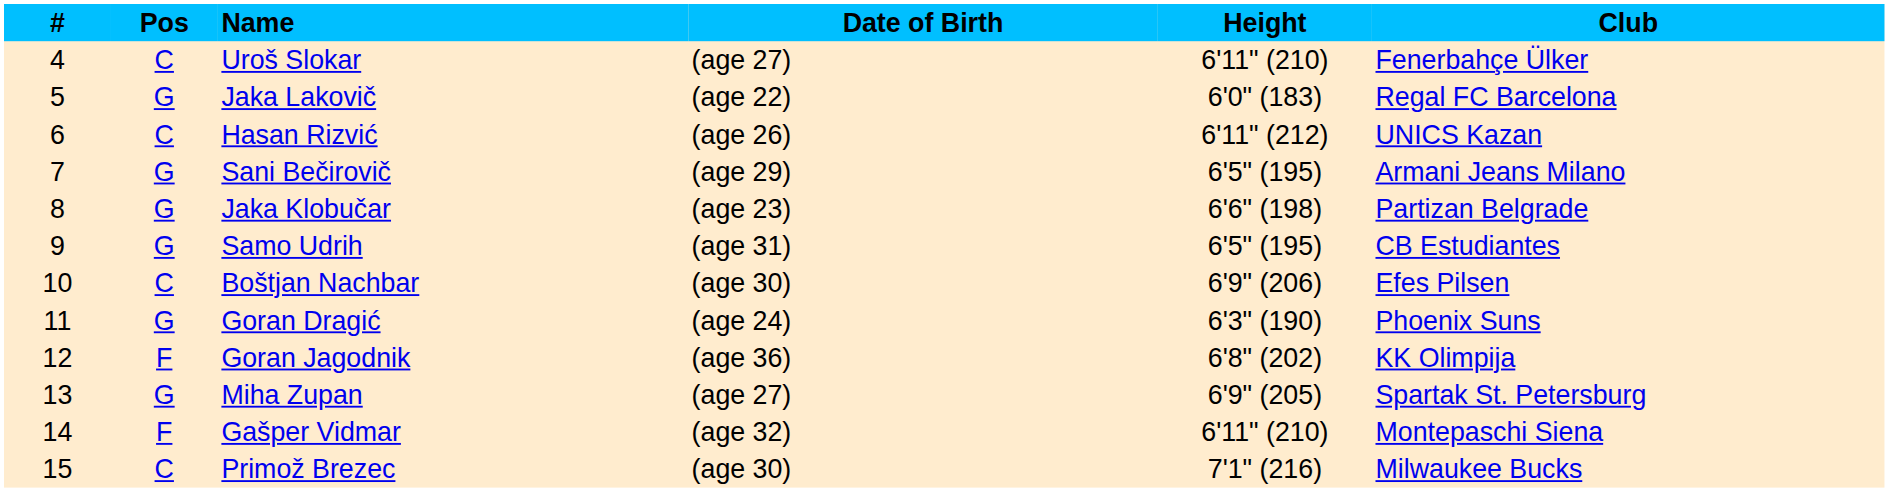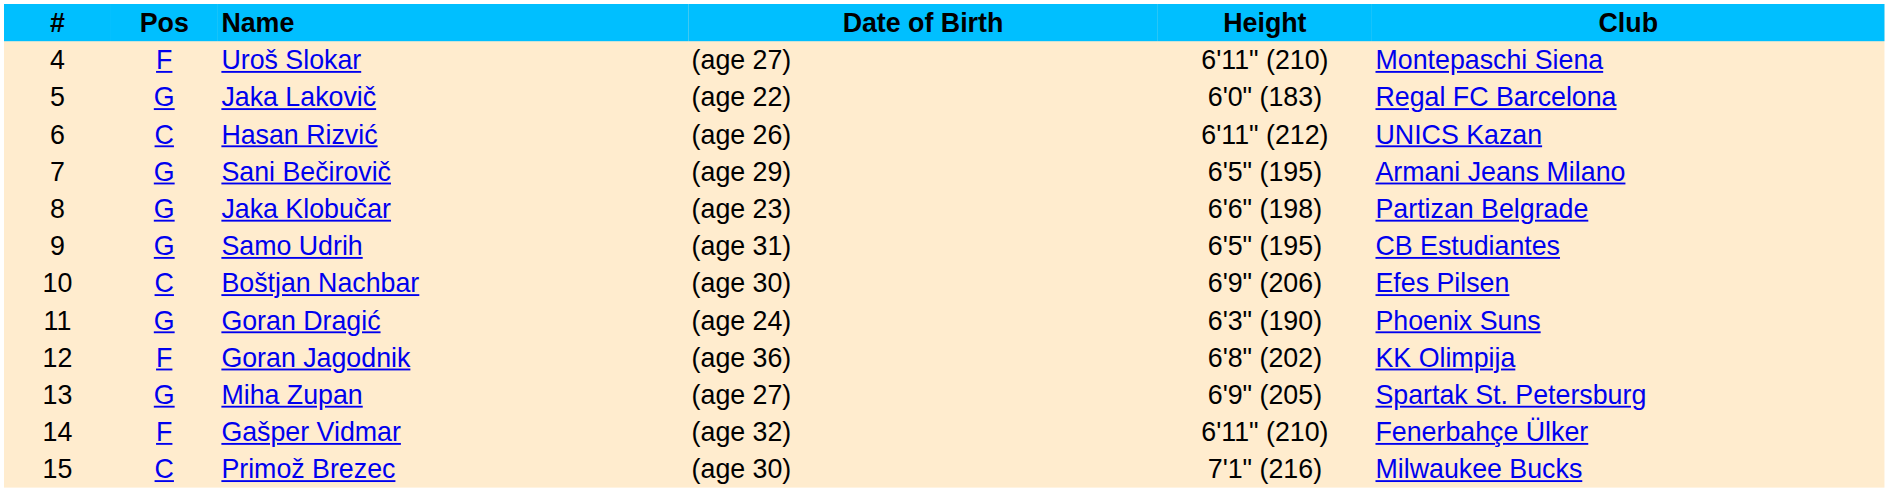(164, 60) C -> (164, 60) F
(1482, 60) Fenerbahçe Ülker -> (1489, 60) Montepaschi Siena
(1489, 432) Montepaschi Siena -> (1482, 432) Fenerbahçe Ülker
